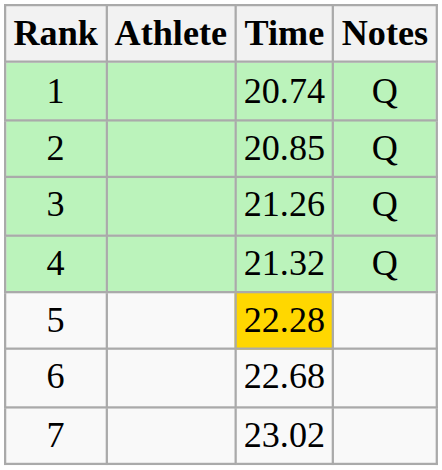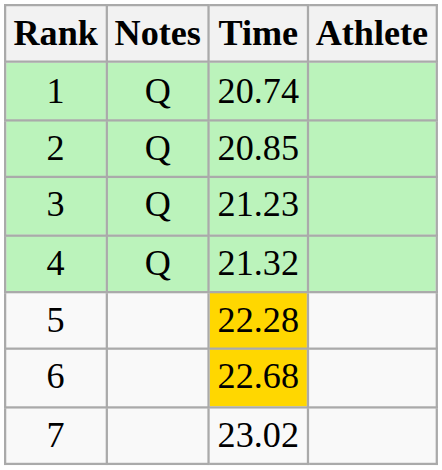columns swapped: (171, 33) <-> (385, 33)
(284, 205) 21.26 -> (258, 205) 21.23
(284, 377) no background -> (258, 377) gold background
